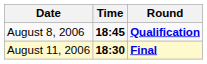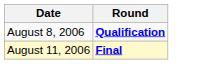- column: (110, 13)
